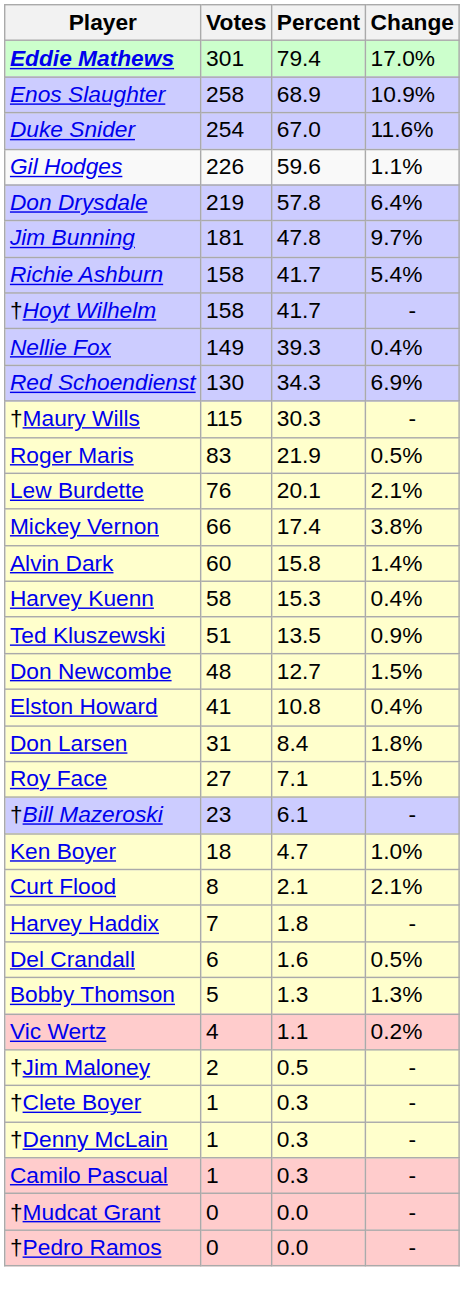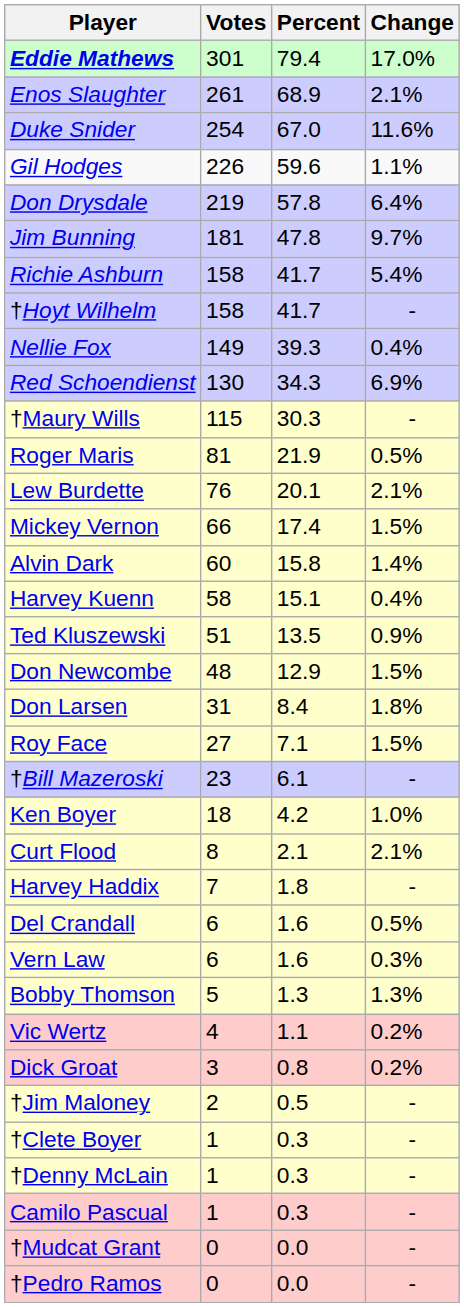(225, 94) 258 -> (225, 94) 261
(403, 94) 10.9% -> (396, 94) 2.1%
(219, 454) 83 -> (219, 454) 81
(396, 526) 3.8% -> (396, 526) 1.5%
(299, 599) 15.3 -> (299, 599) 15.1
(299, 671) 12.7 -> (299, 671) 12.9
- row: (84, 707)
(293, 851) 4.7 -> (293, 815) 4.2
+ row: (57, 959)
+ row: (64, 1067)
